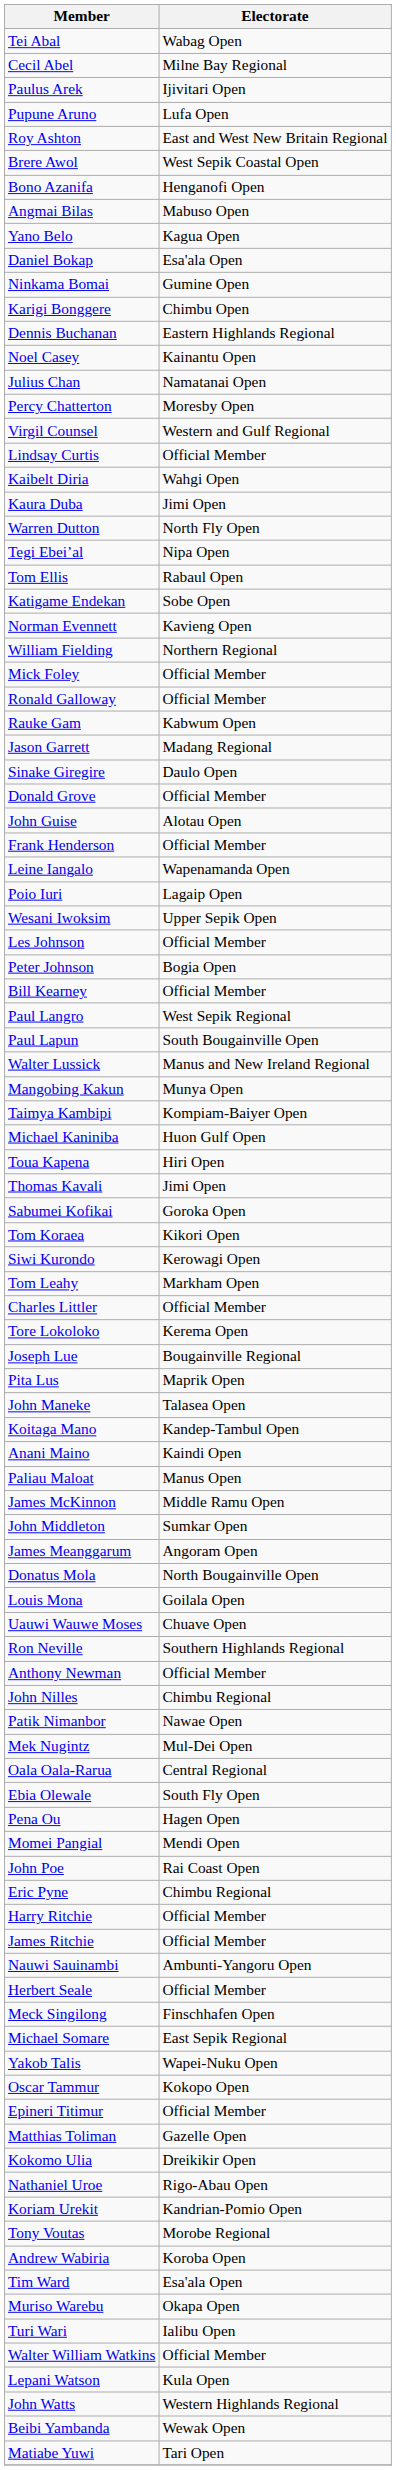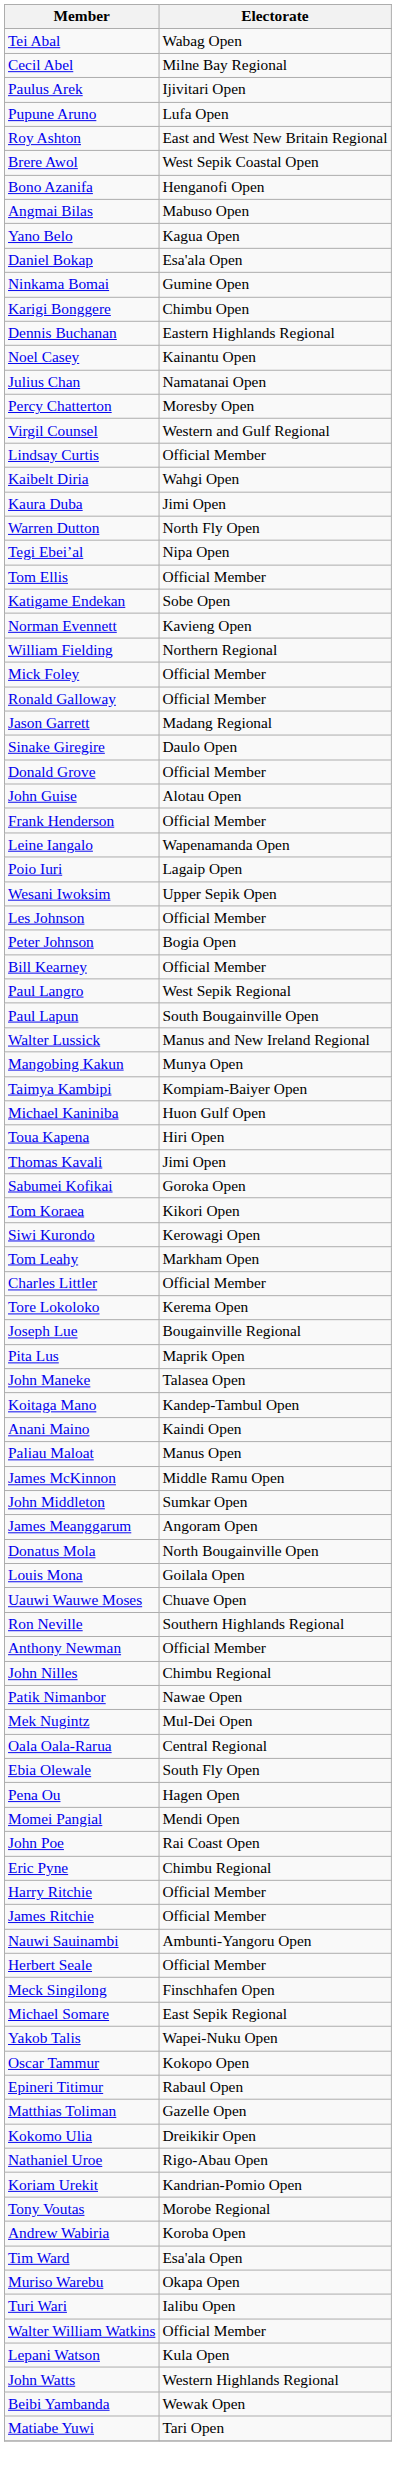(203, 576) Rabaul Open -> (214, 576) Official Member
- row: (44, 723)
(214, 2111) Official Member -> (203, 2087) Rabaul Open
